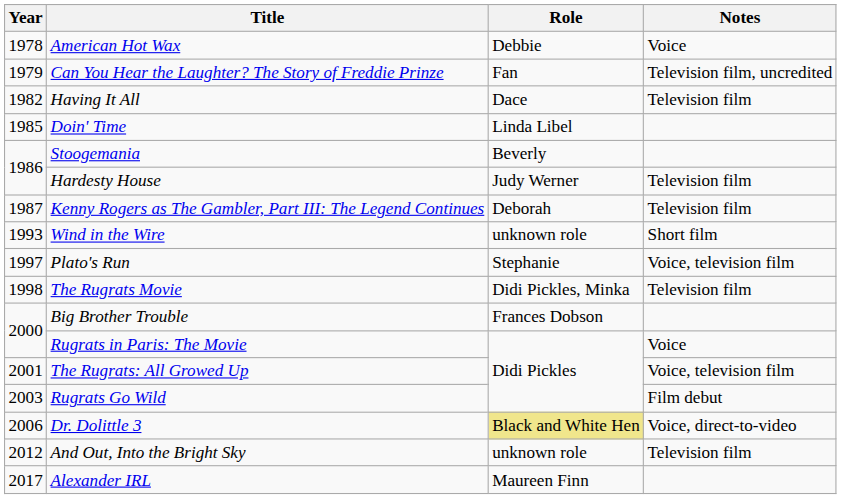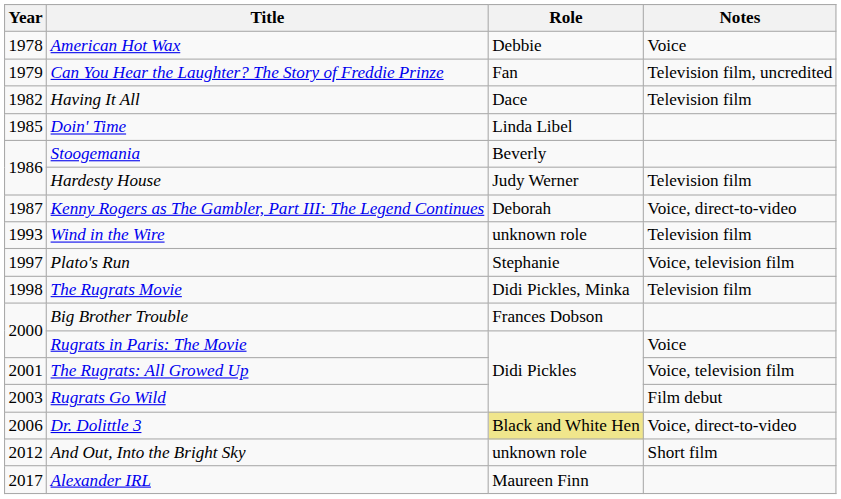(700, 208) Television film -> (722, 208) Voice, direct-to-video
(683, 235) Short film -> (700, 235) Television film
(700, 452) Television film -> (683, 452) Short film
